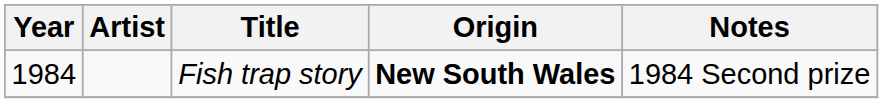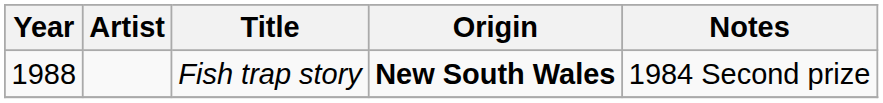(44, 73) 1984 -> (44, 73) 1988
